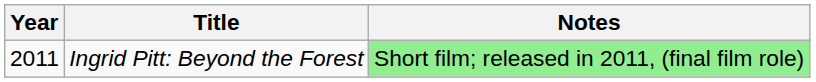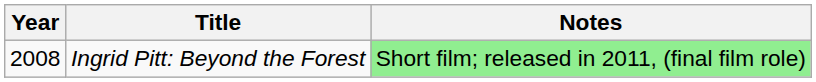(34, 58) 2011 -> (35, 58) 2008
